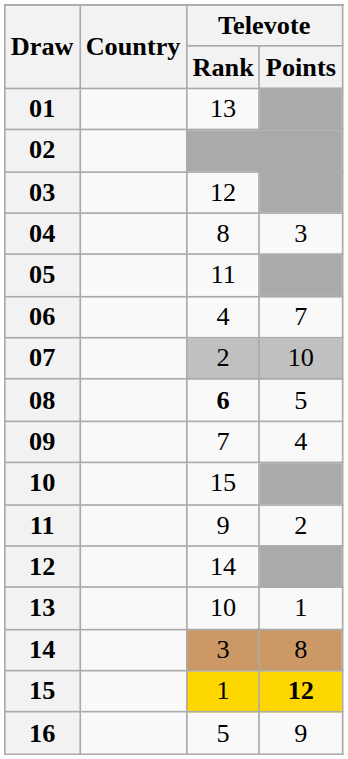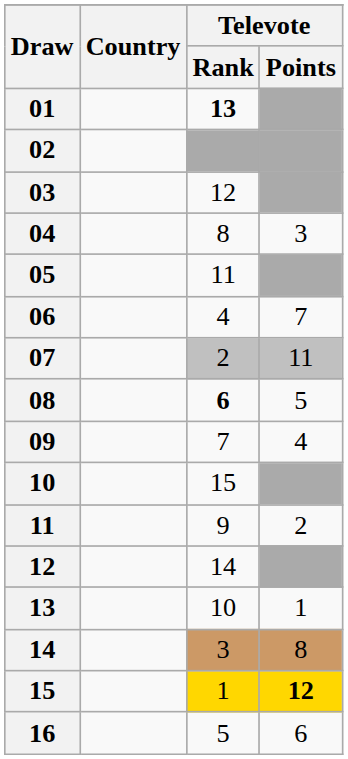(223, 108) normal -> (223, 108) bold
(301, 358) 10 -> (301, 358) 11
(301, 732) 9 -> (301, 732) 6
